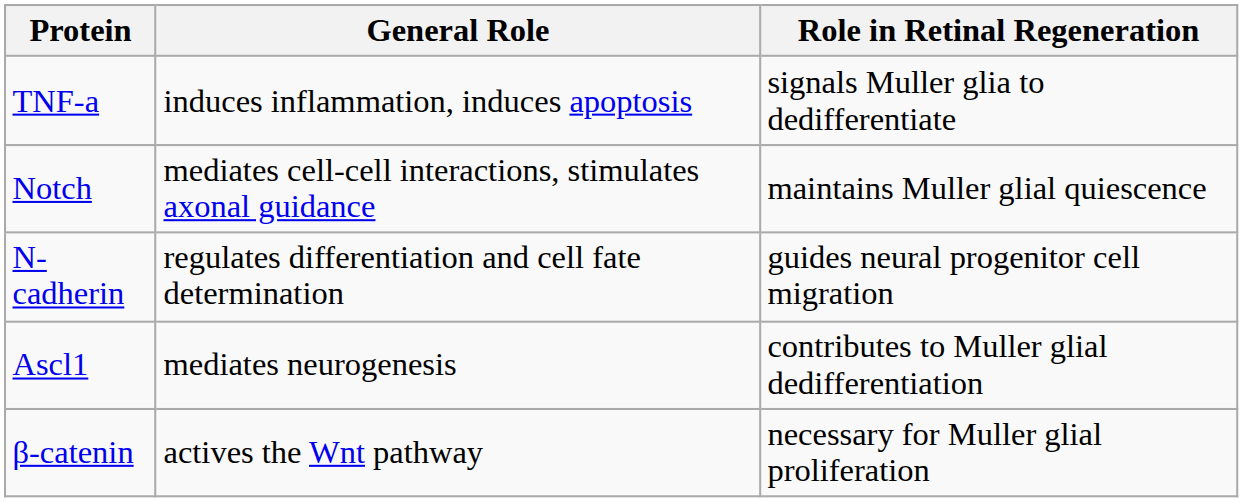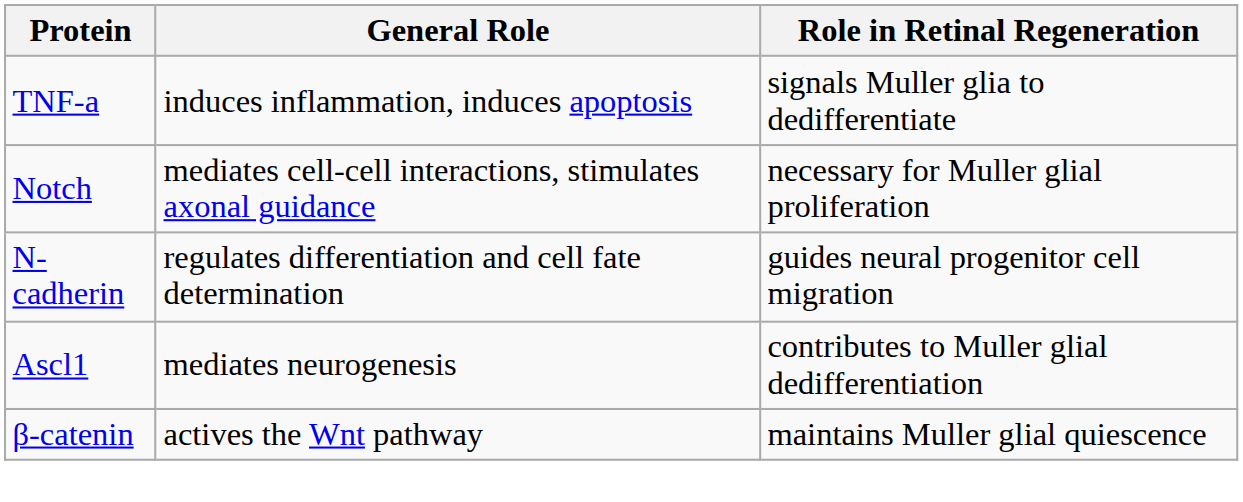(987, 188) maintains Muller glial quiescence -> (935, 188) necessary for Muller glial proliferation
(935, 452) necessary for Muller glial proliferation -> (987, 433) maintains Muller glial quiescence
